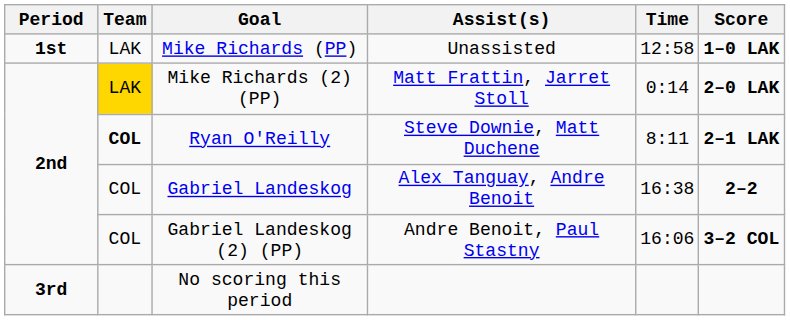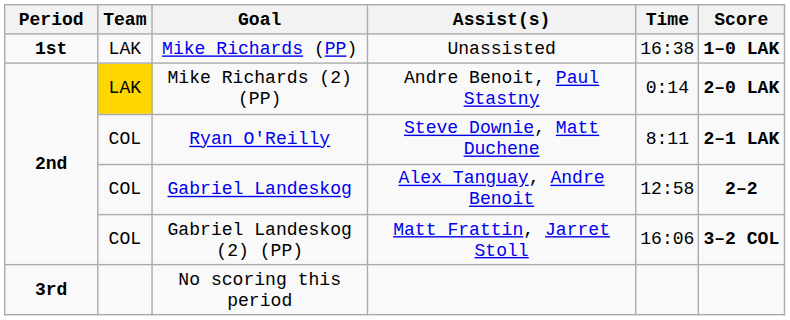(667, 49) 12:58 -> (667, 49) 16:38
(502, 89) Matt Frattin, Jarret Stoll -> (502, 89) Andre Benoit, Paul Stastny
(125, 139) bold -> (125, 139) normal
(667, 189) 16:38 -> (667, 189) 12:58
(502, 240) Andre Benoit, Paul Stastny -> (502, 240) Matt Frattin, Jarret Stoll
